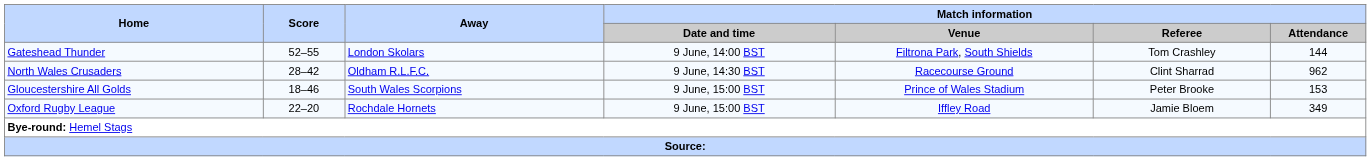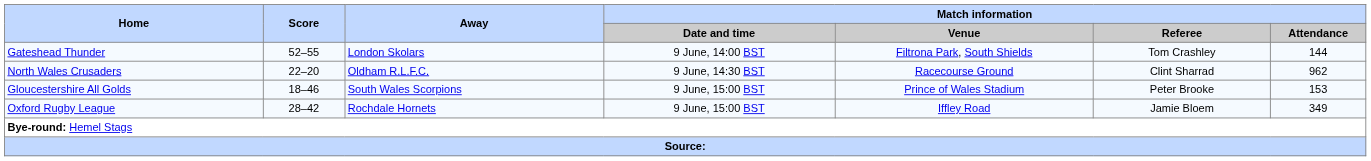(304, 71) 28–42 -> (304, 71) 22–20
(304, 108) 22–20 -> (304, 108) 28–42
